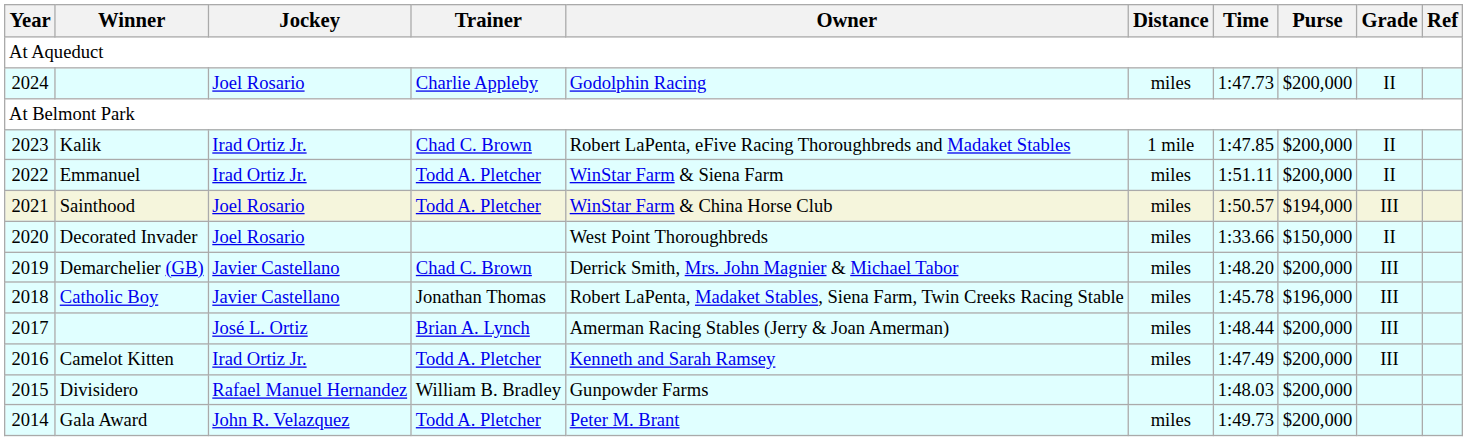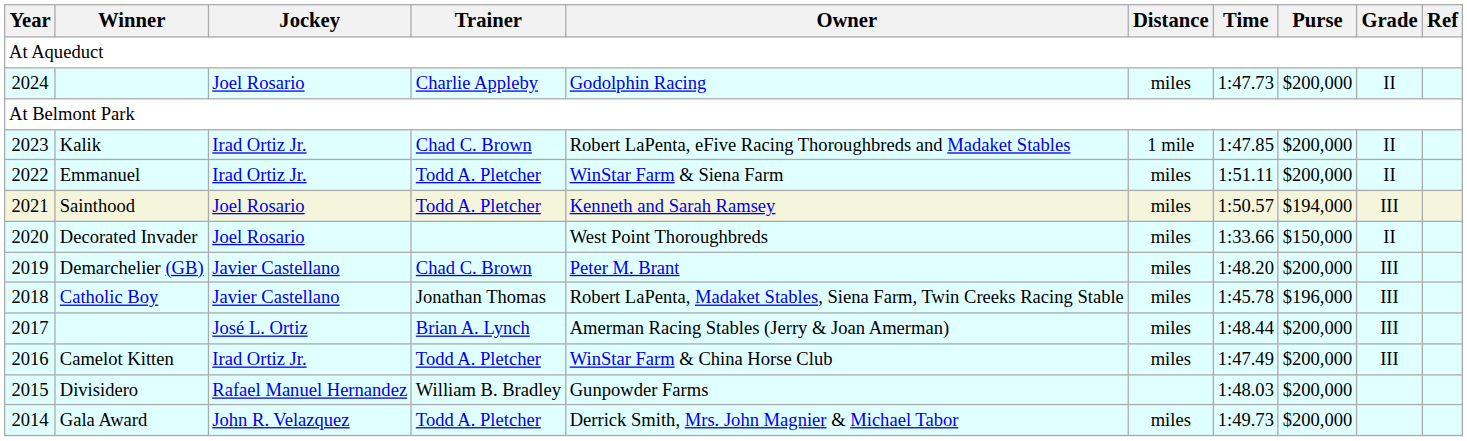(701, 205) WinStar Farm & China Horse Club -> (673, 205) Kenneth and Sarah Ramsey
(764, 267) Derrick Smith, Mrs. John Magnier & Michael Tabor -> (625, 267) Peter M. Brant
(673, 358) Kenneth and Sarah Ramsey -> (701, 358) WinStar Farm & China Horse Club
(625, 420) Peter M. Brant -> (764, 420) Derrick Smith, Mrs. John Magnier & Michael Tabor
